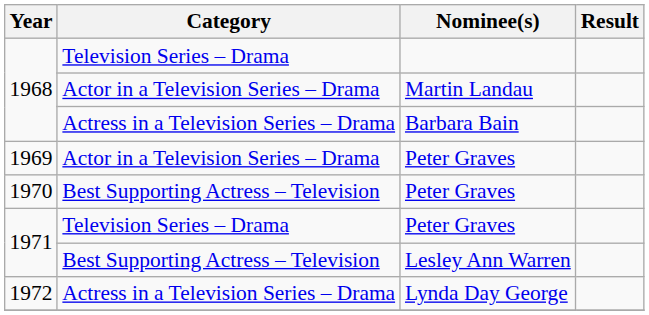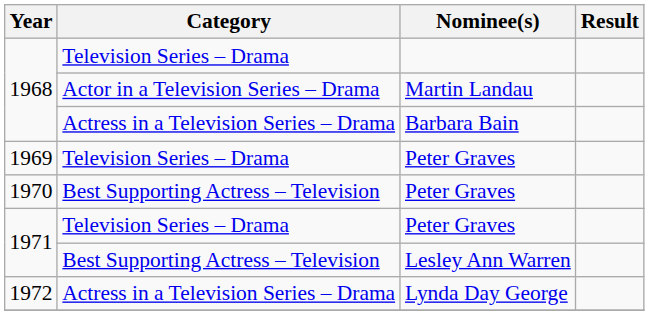(221, 157) Actor in a Television Series – Drama -> (176, 157) Television Series – Drama
